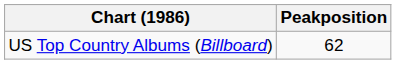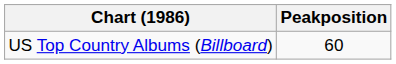(334, 45) 62 -> (334, 45) 60
